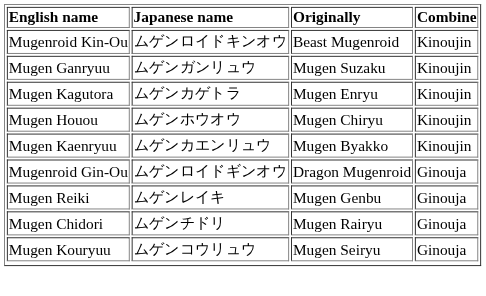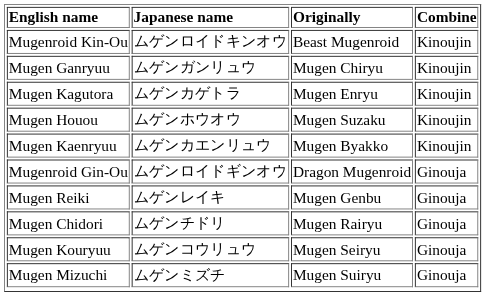(339, 67) Mugen Suzaku -> (338, 67) Mugen Chiryu
(338, 119) Mugen Chiryu -> (339, 119) Mugen Suzaku
+ row: (58, 275)
